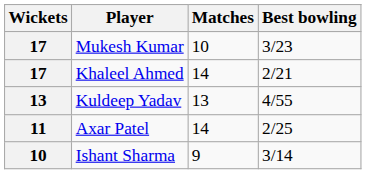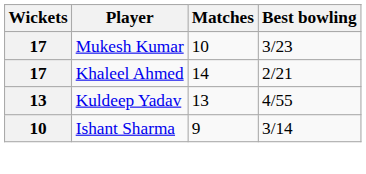- row: (112, 127)
